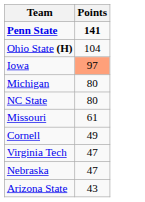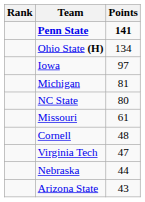+ column: (20, 13)
(92, 48) 104 -> (123, 48) 134
(92, 65) lightsalmon background -> (123, 65) no background
(92, 83) 80 -> (123, 83) 81
(92, 135) 49 -> (123, 135) 48
(92, 170) 47 -> (123, 170) 44
